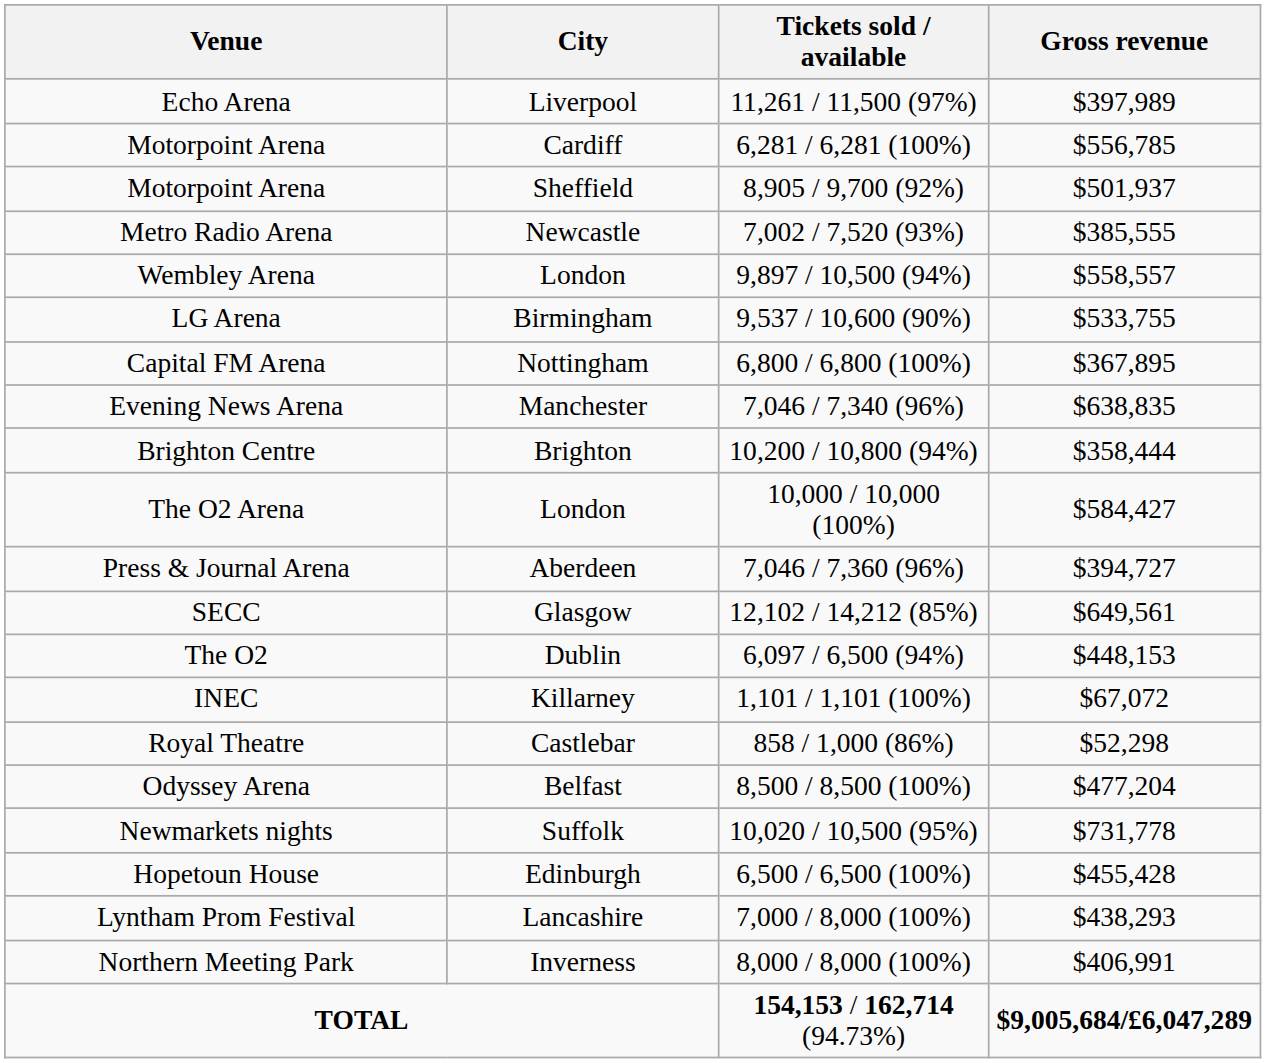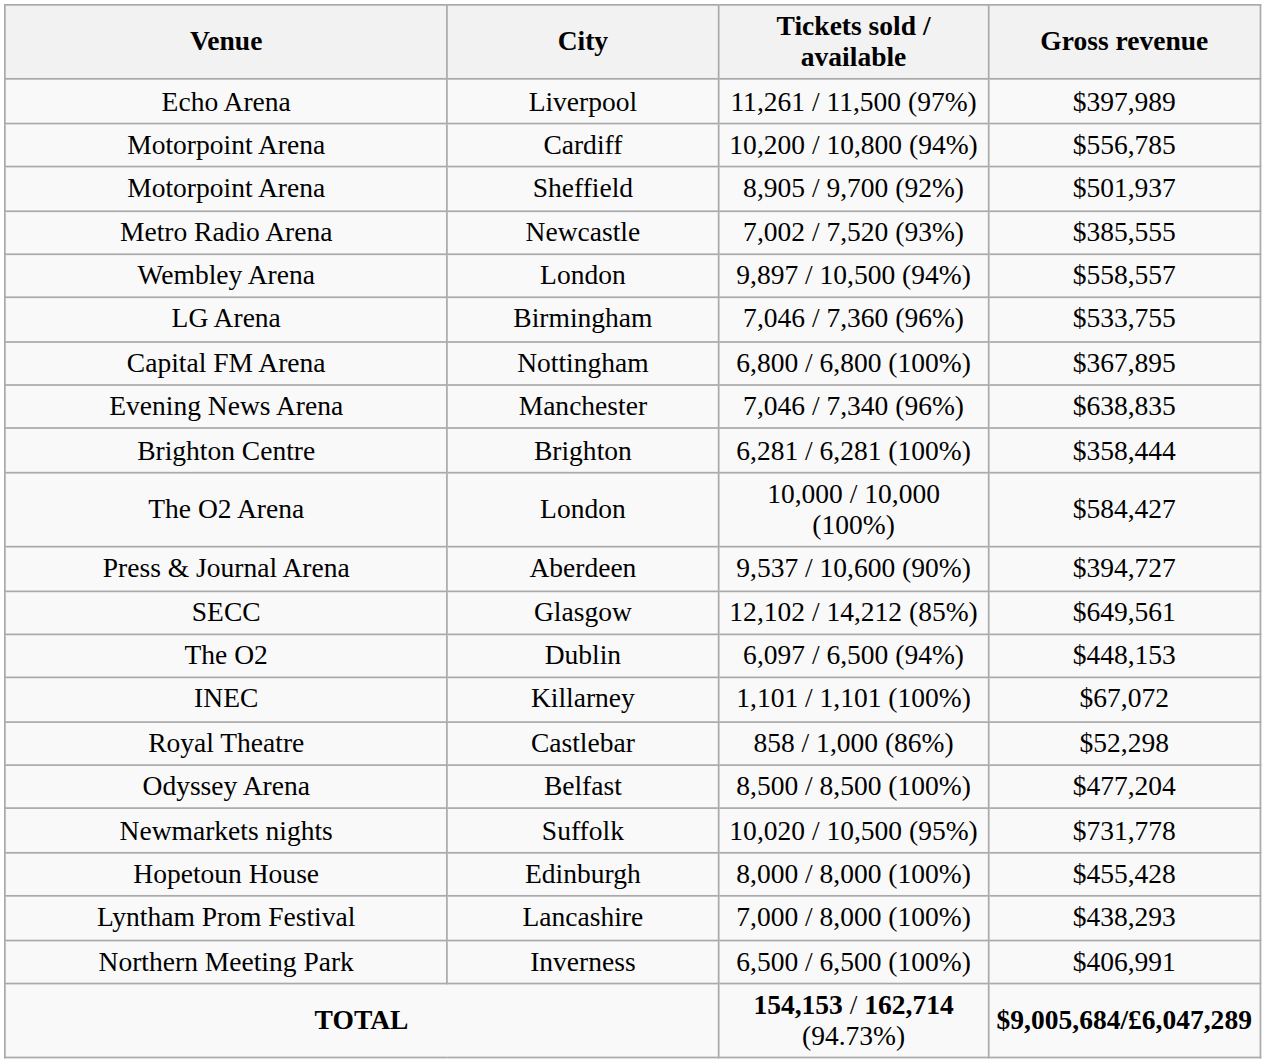(854, 144) 6,281 / 6,281 (100%) -> (854, 144) 10,200 / 10,800 (94%)
(854, 319) 9,537 / 10,600 (90%) -> (854, 319) 7,046 / 7,360 (96%)
(854, 450) 10,200 / 10,800 (94%) -> (854, 450) 6,281 / 6,281 (100%)
(854, 568) 7,046 / 7,360 (96%) -> (854, 568) 9,537 / 10,600 (90%)
(854, 873) 6,500 / 6,500 (100%) -> (854, 873) 8,000 / 8,000 (100%)
(854, 961) 8,000 / 8,000 (100%) -> (854, 961) 6,500 / 6,500 (100%)
